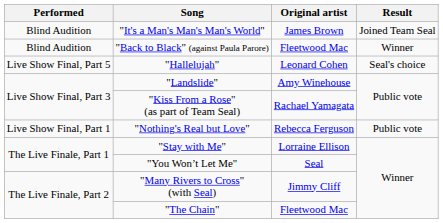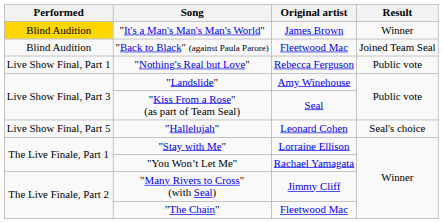(59, 30) no background -> (59, 30) gold background
(397, 30) Joined Team Seal -> (397, 30) Winner
(397, 47) Winner -> (397, 47) Joined Team Seal
rows swapped: (192, 128) <-> (192, 64)
(314, 105) Rachael Yamagata -> (314, 105) Seal
(314, 163) Seal -> (314, 163) Rachael Yamagata
